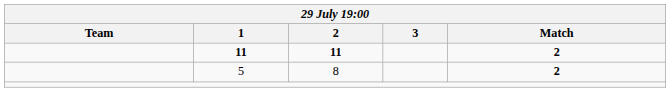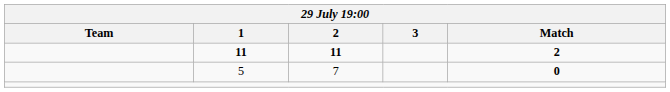(336, 71) 8 -> (336, 71) 7
(557, 71) 2 -> (557, 71) 0
